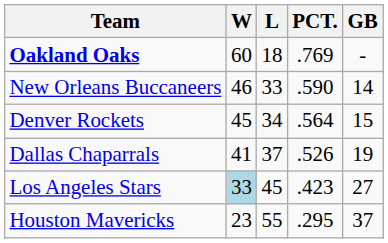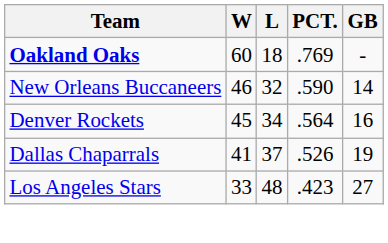(272, 87) 33 -> (272, 87) 32
(363, 120) 15 -> (363, 120) 16
(241, 187) lightblue background -> (241, 187) no background
(272, 187) 45 -> (272, 187) 48
- row: (92, 220)
